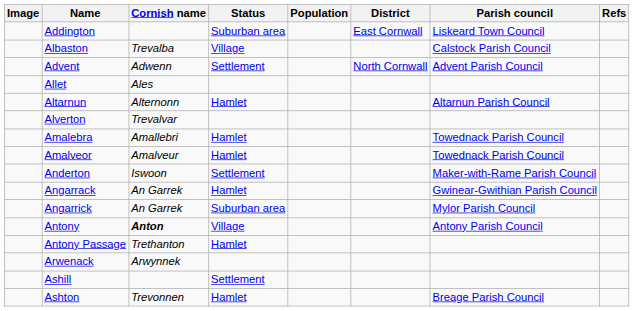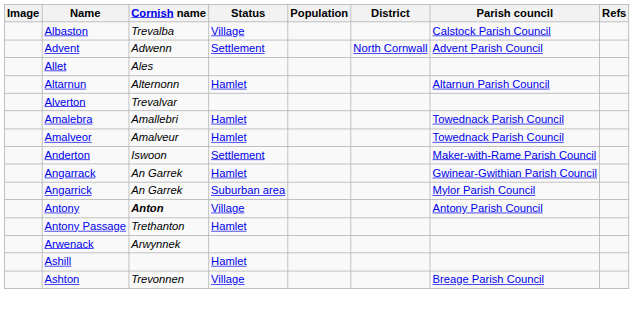- row: (70, 31)
(238, 279) Settlement -> (229, 262) Hamlet
(229, 297) Hamlet -> (228, 279) Village
